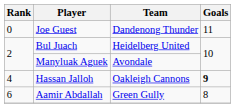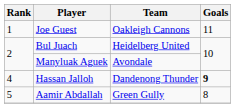(9, 29) 0 -> (9, 29) 1
(155, 29) Dandenong Thunder -> (151, 29) Oakleigh Cannons
(151, 78) Oakleigh Cannons -> (155, 78) Dandenong Thunder
(9, 95) 6 -> (9, 95) 5
